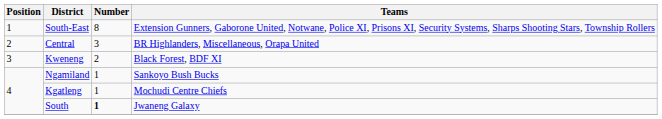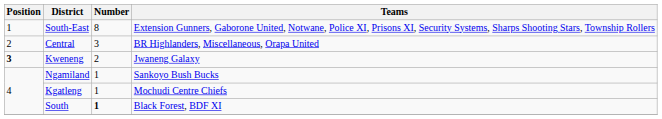(9, 59) normal -> (9, 59) bold
(178, 59) Black Forest, BDF XI -> (167, 59) Jwaneng Galaxy
(167, 106) Jwaneng Galaxy -> (178, 106) Black Forest, BDF XI
